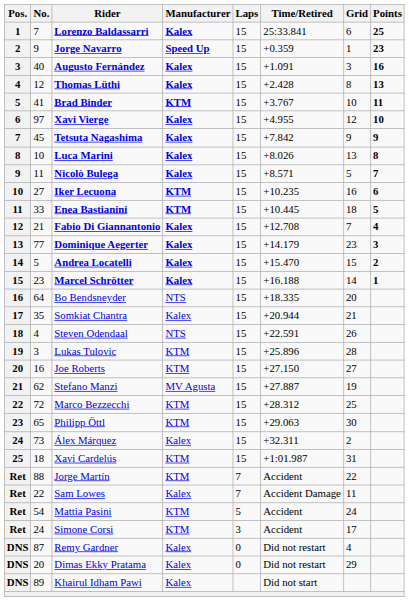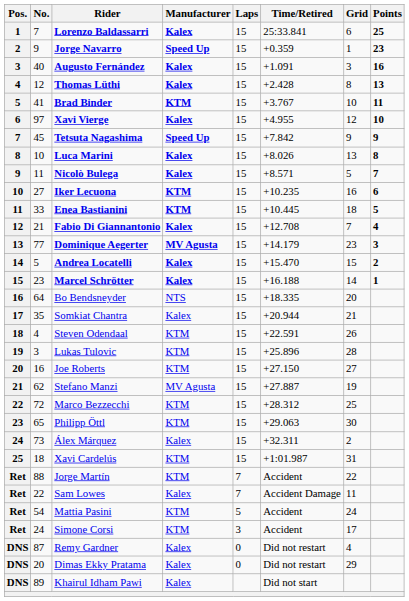(179, 138) Kalex -> (187, 138) Speed Up
(179, 244) Kalex -> (192, 244) MV Agusta
(176, 333) NTS -> (177, 333) KTM
